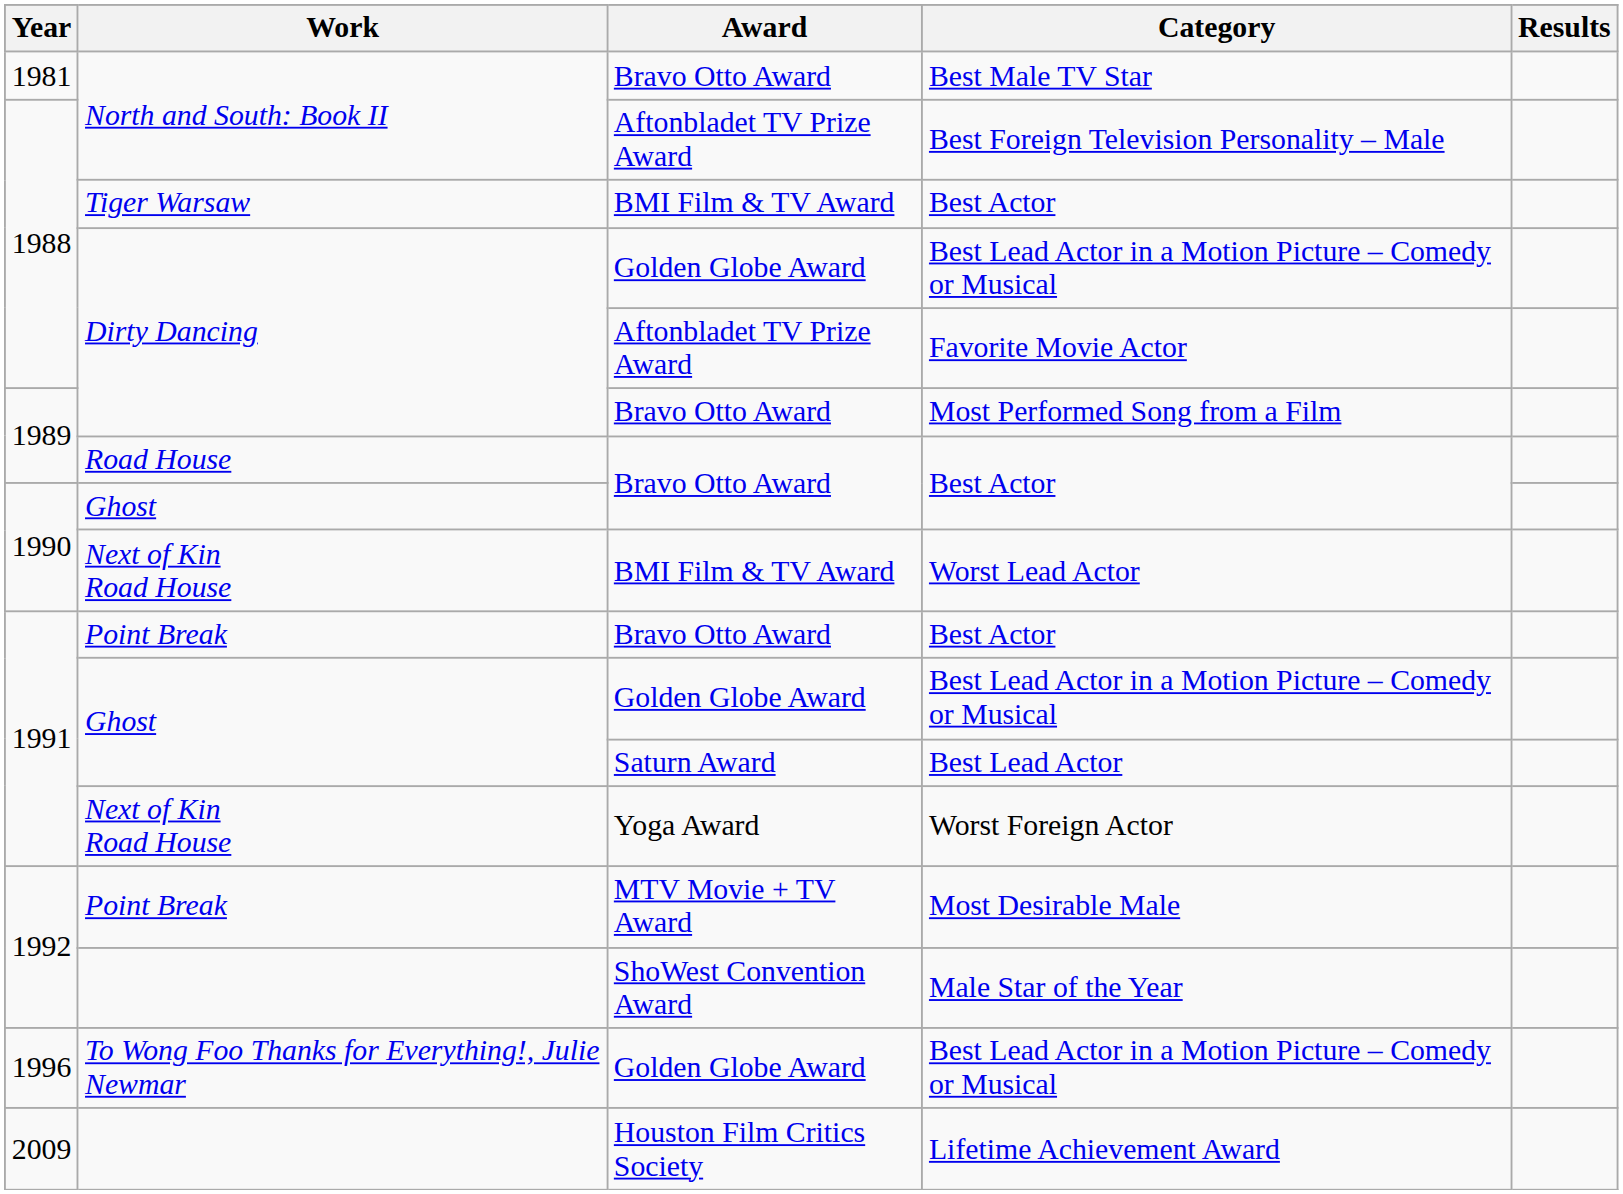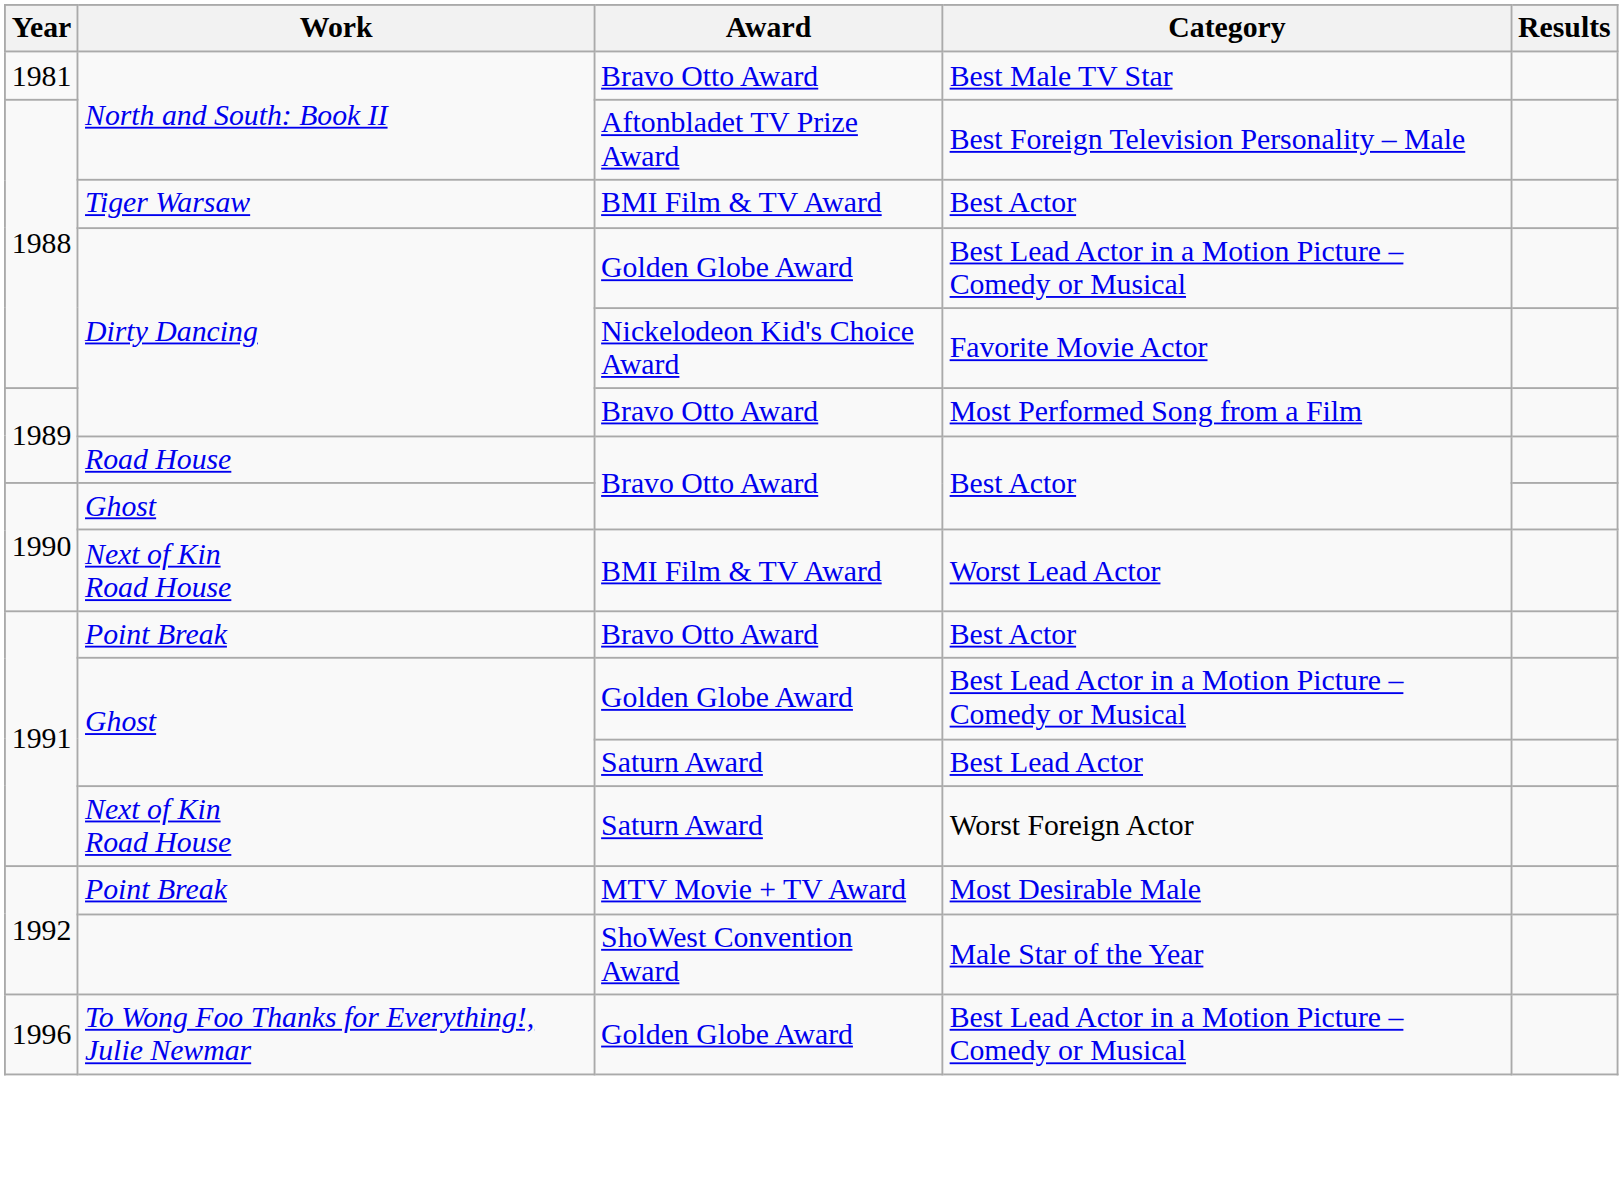(742, 347) Aftonbladet TV Prize Award -> (758, 347) Nickelodeon Kid's Choice Award
(687, 825) Yoga Award -> (682, 825) Saturn Award
- row: (343, 1149)
